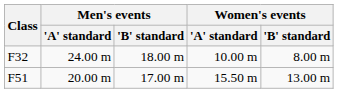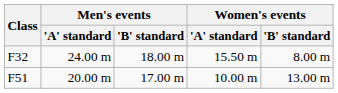(236, 56) 10.00 m -> (236, 56) 15.50 m
(236, 77) 15.50 m -> (236, 77) 10.00 m
